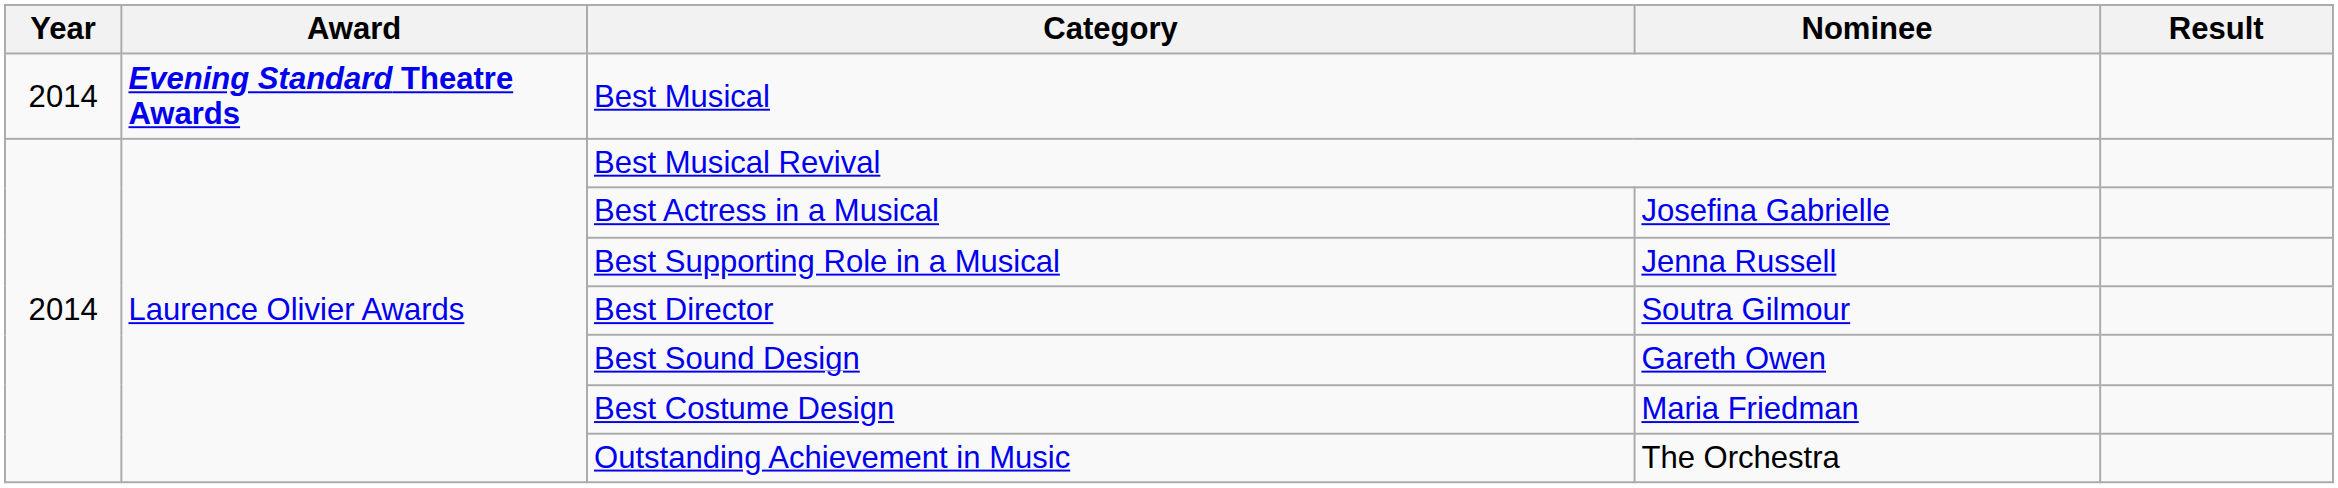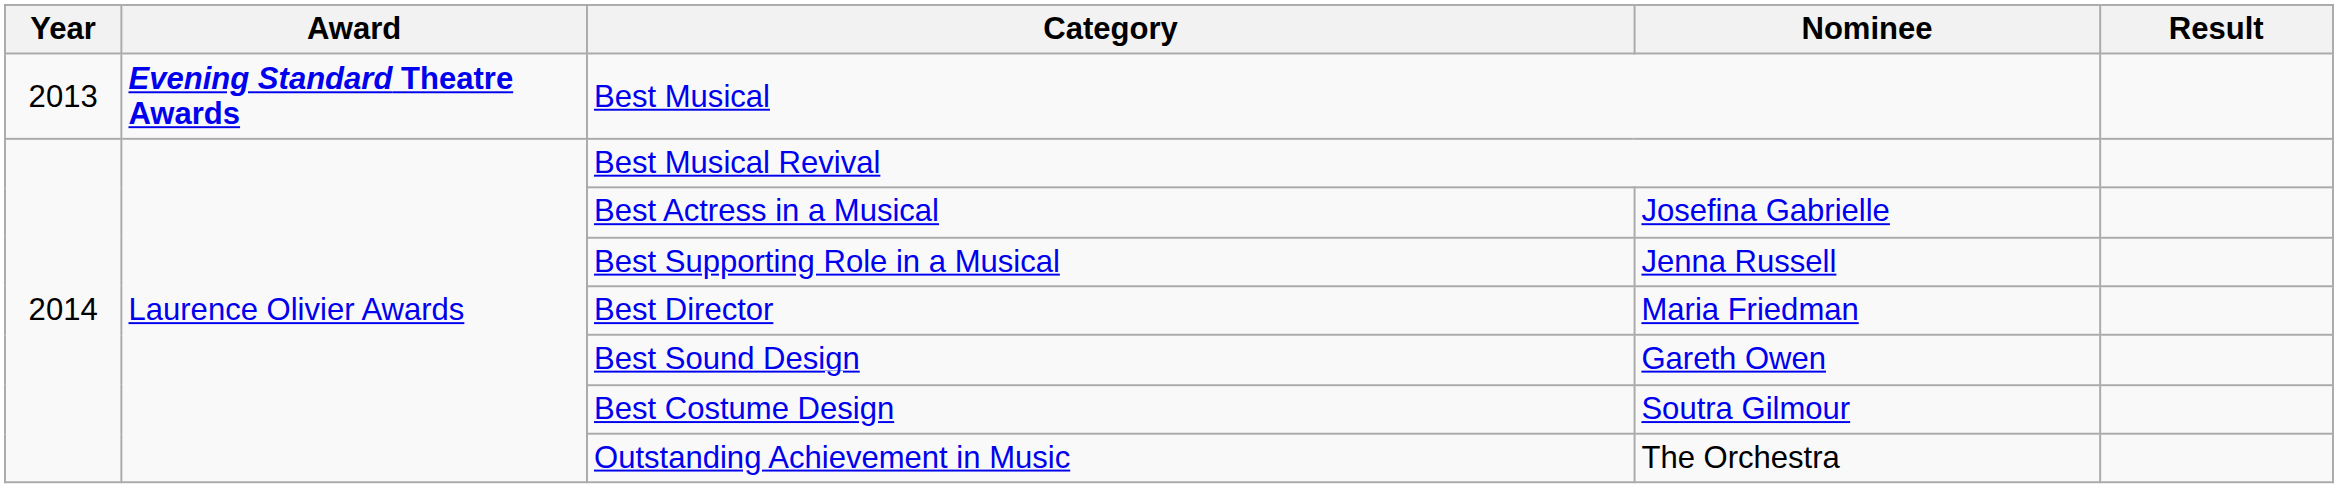(63, 95) 2014 -> (63, 95) 2013
(1746, 310) Soutra Gilmour -> (1750, 310) Maria Friedman
(1750, 408) Maria Friedman -> (1746, 408) Soutra Gilmour
